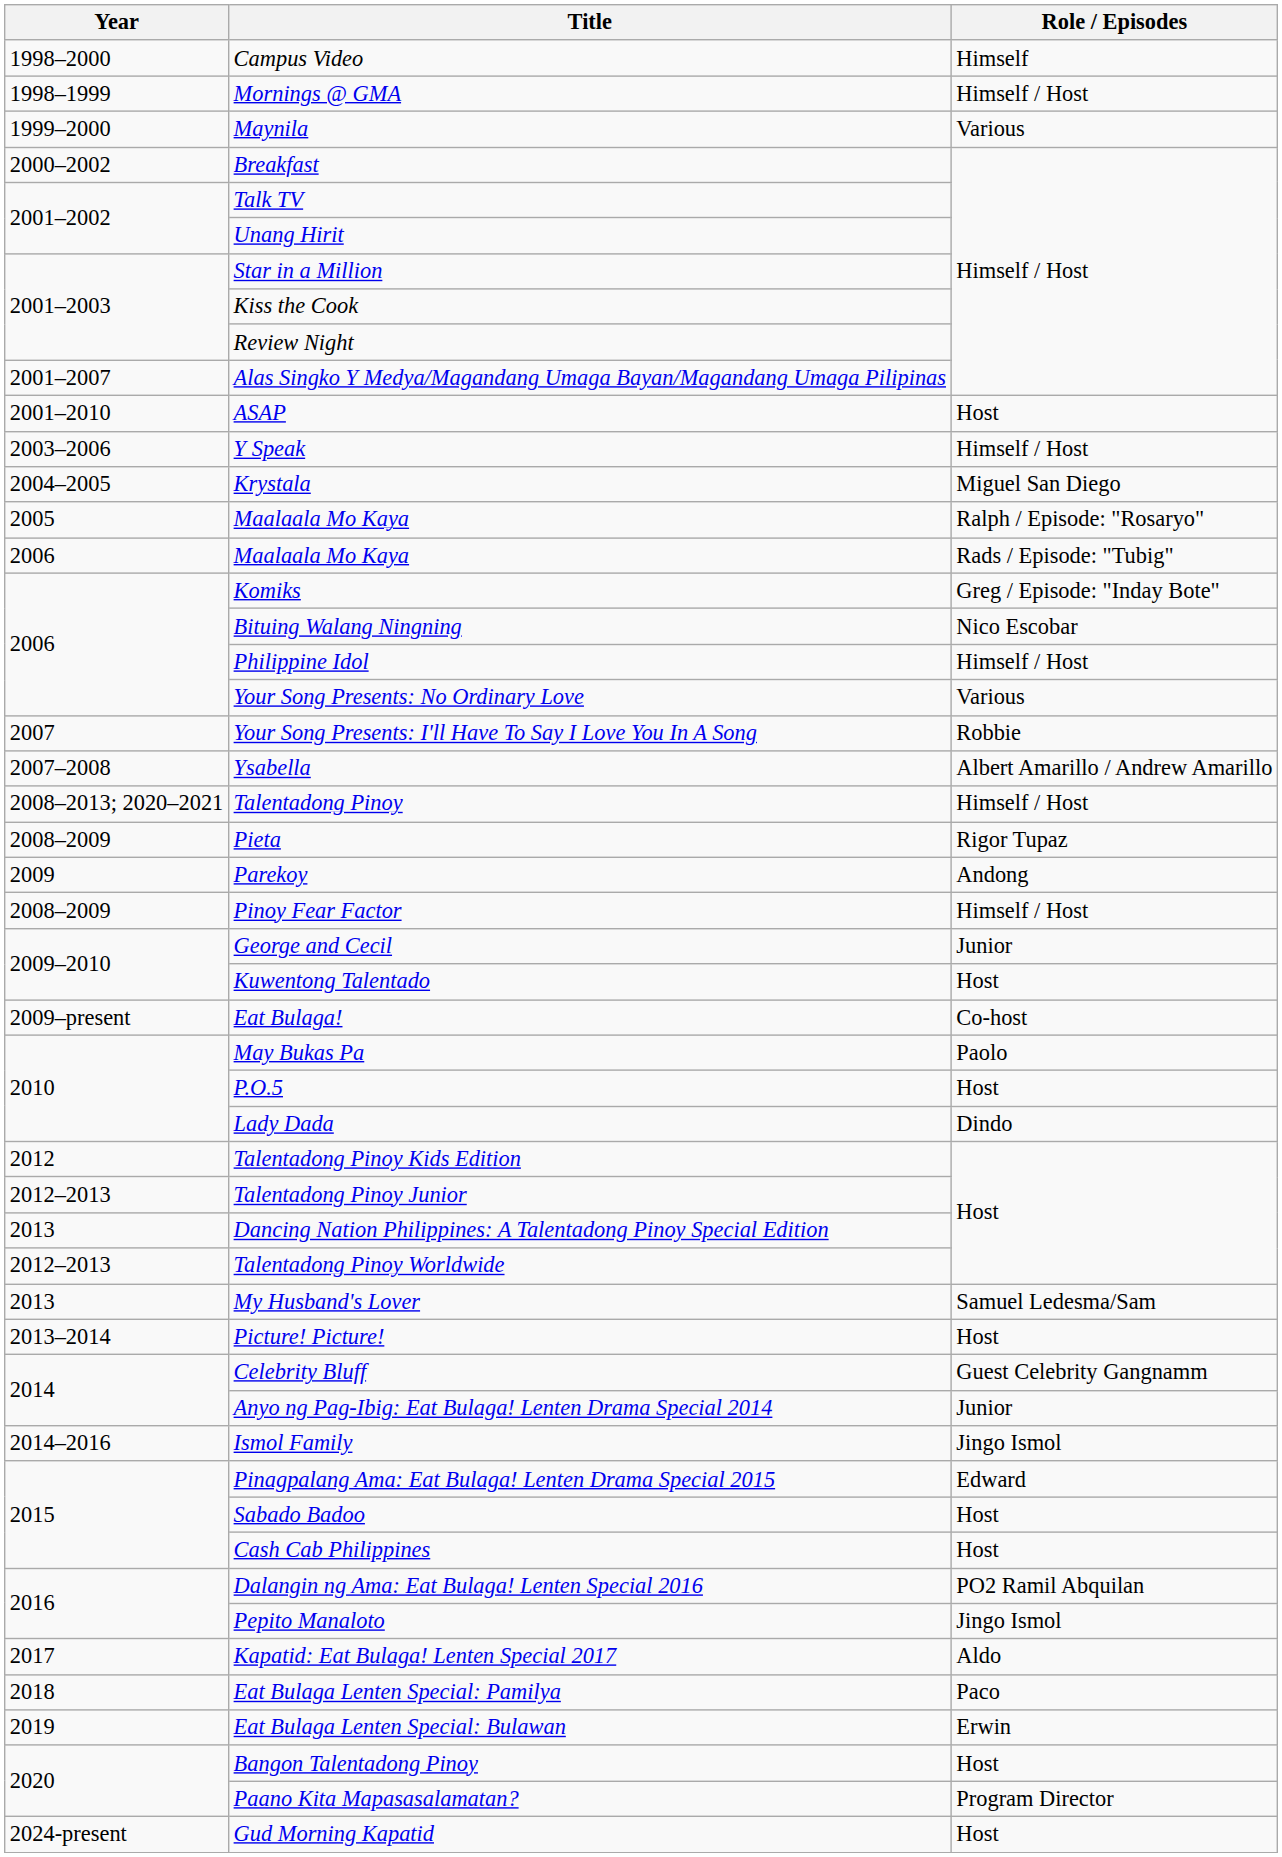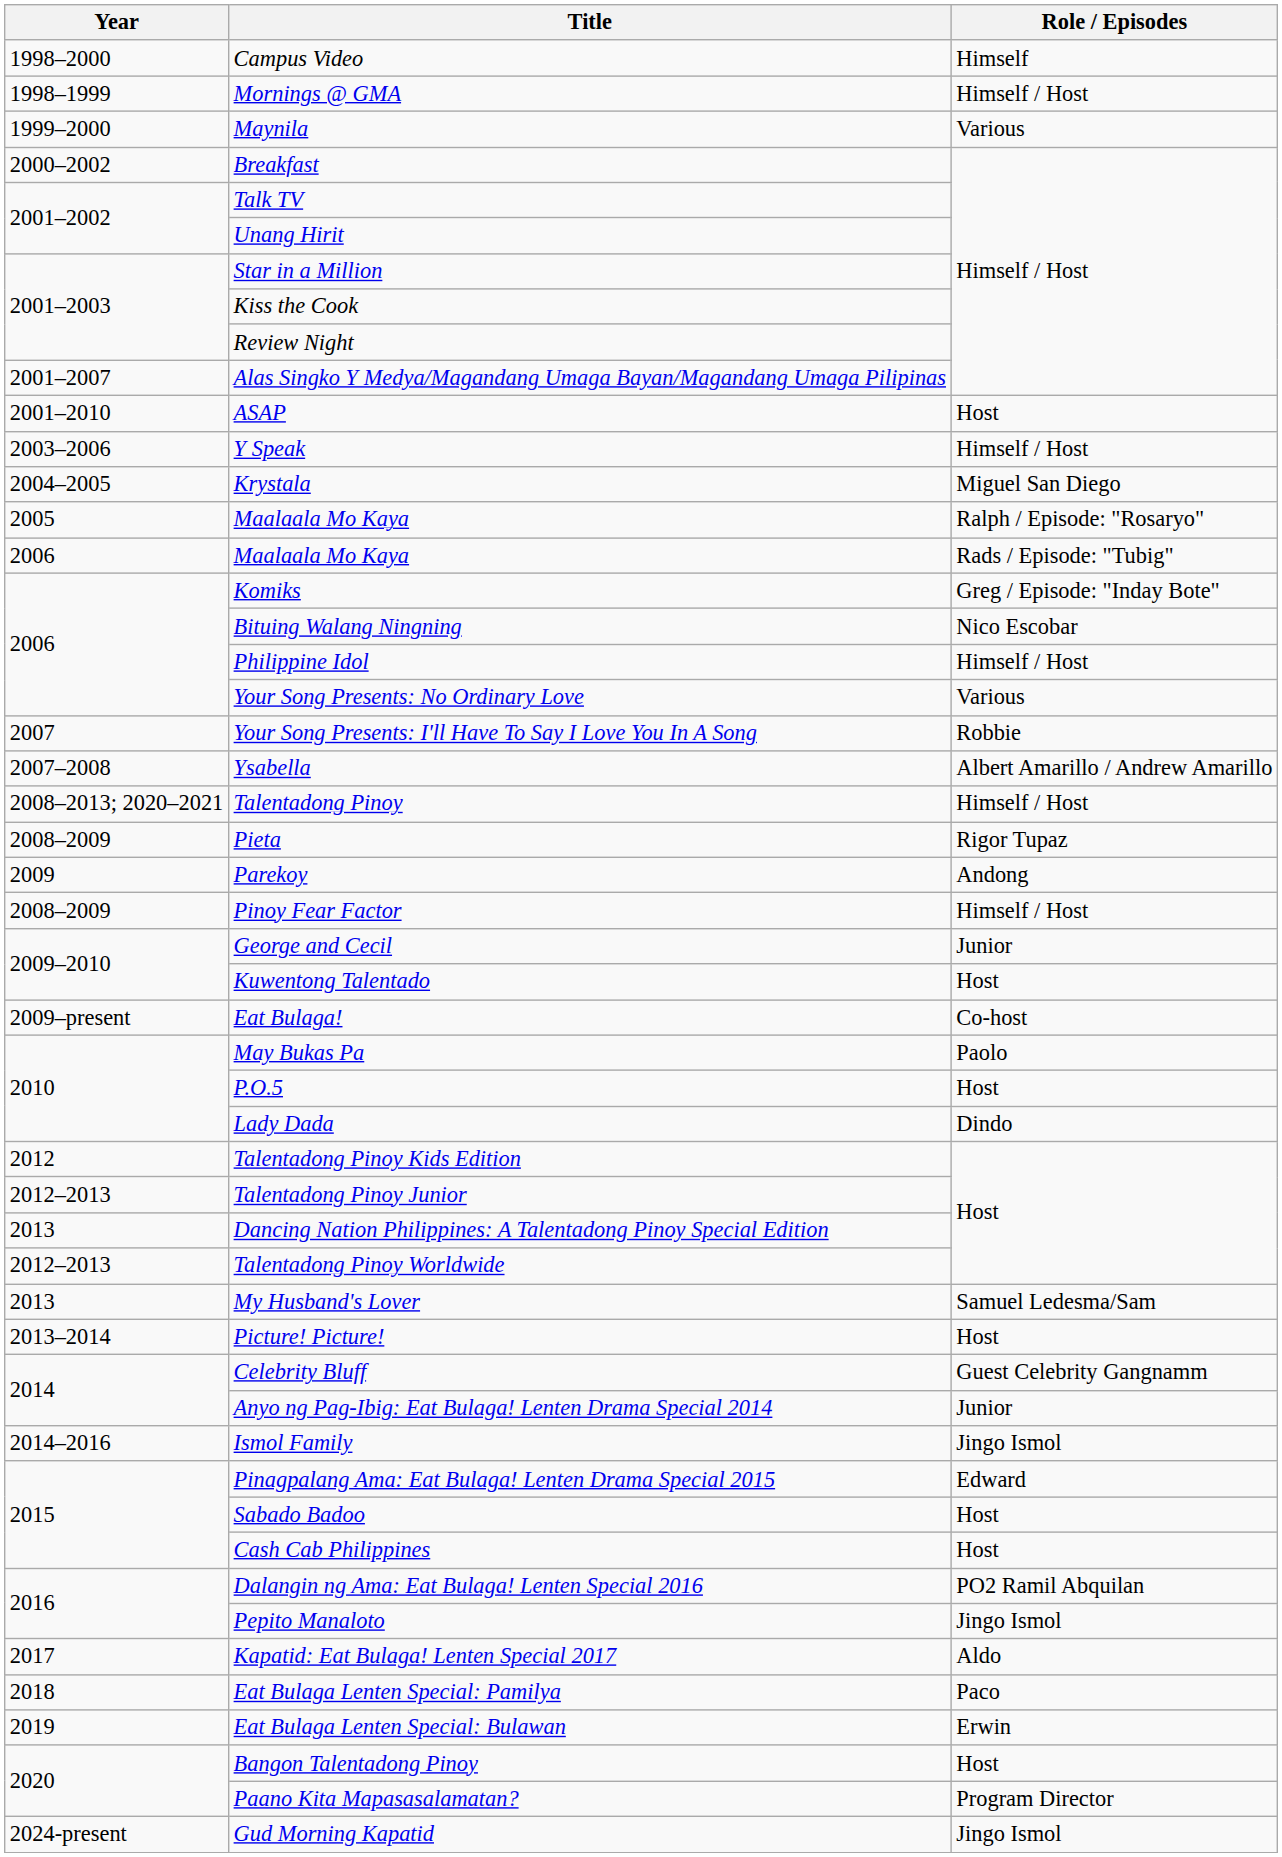(977, 1834) Host -> (1009, 1834) Jingo Ismol
